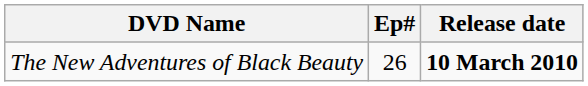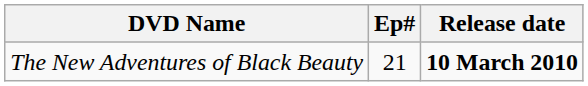(395, 61) 26 -> (395, 61) 21
